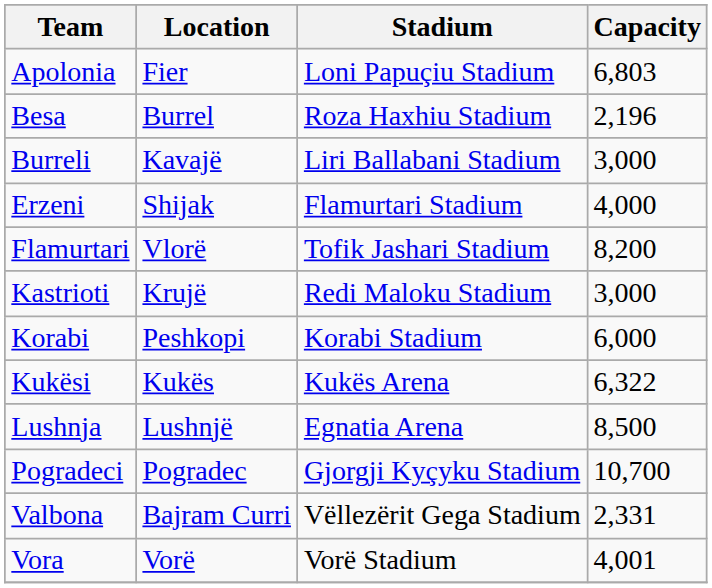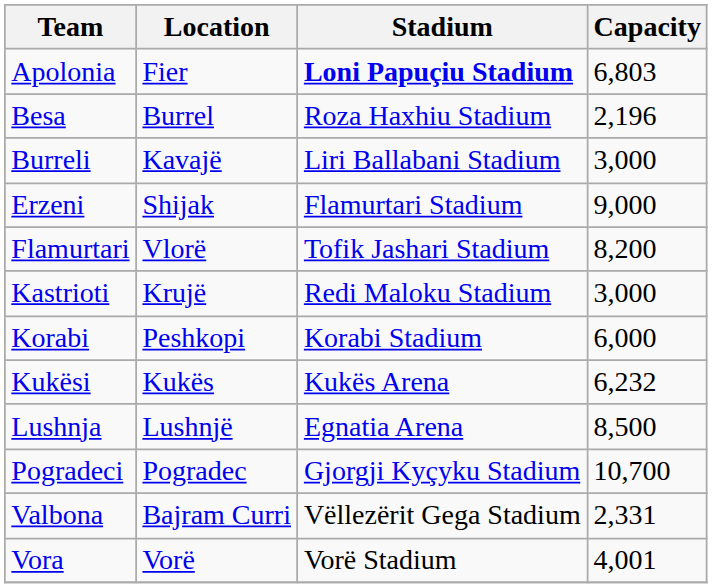(429, 71) normal -> (438, 71) bold
(625, 204) 4,000 -> (625, 204) 9,000
(625, 381) 6,322 -> (625, 381) 6,232
